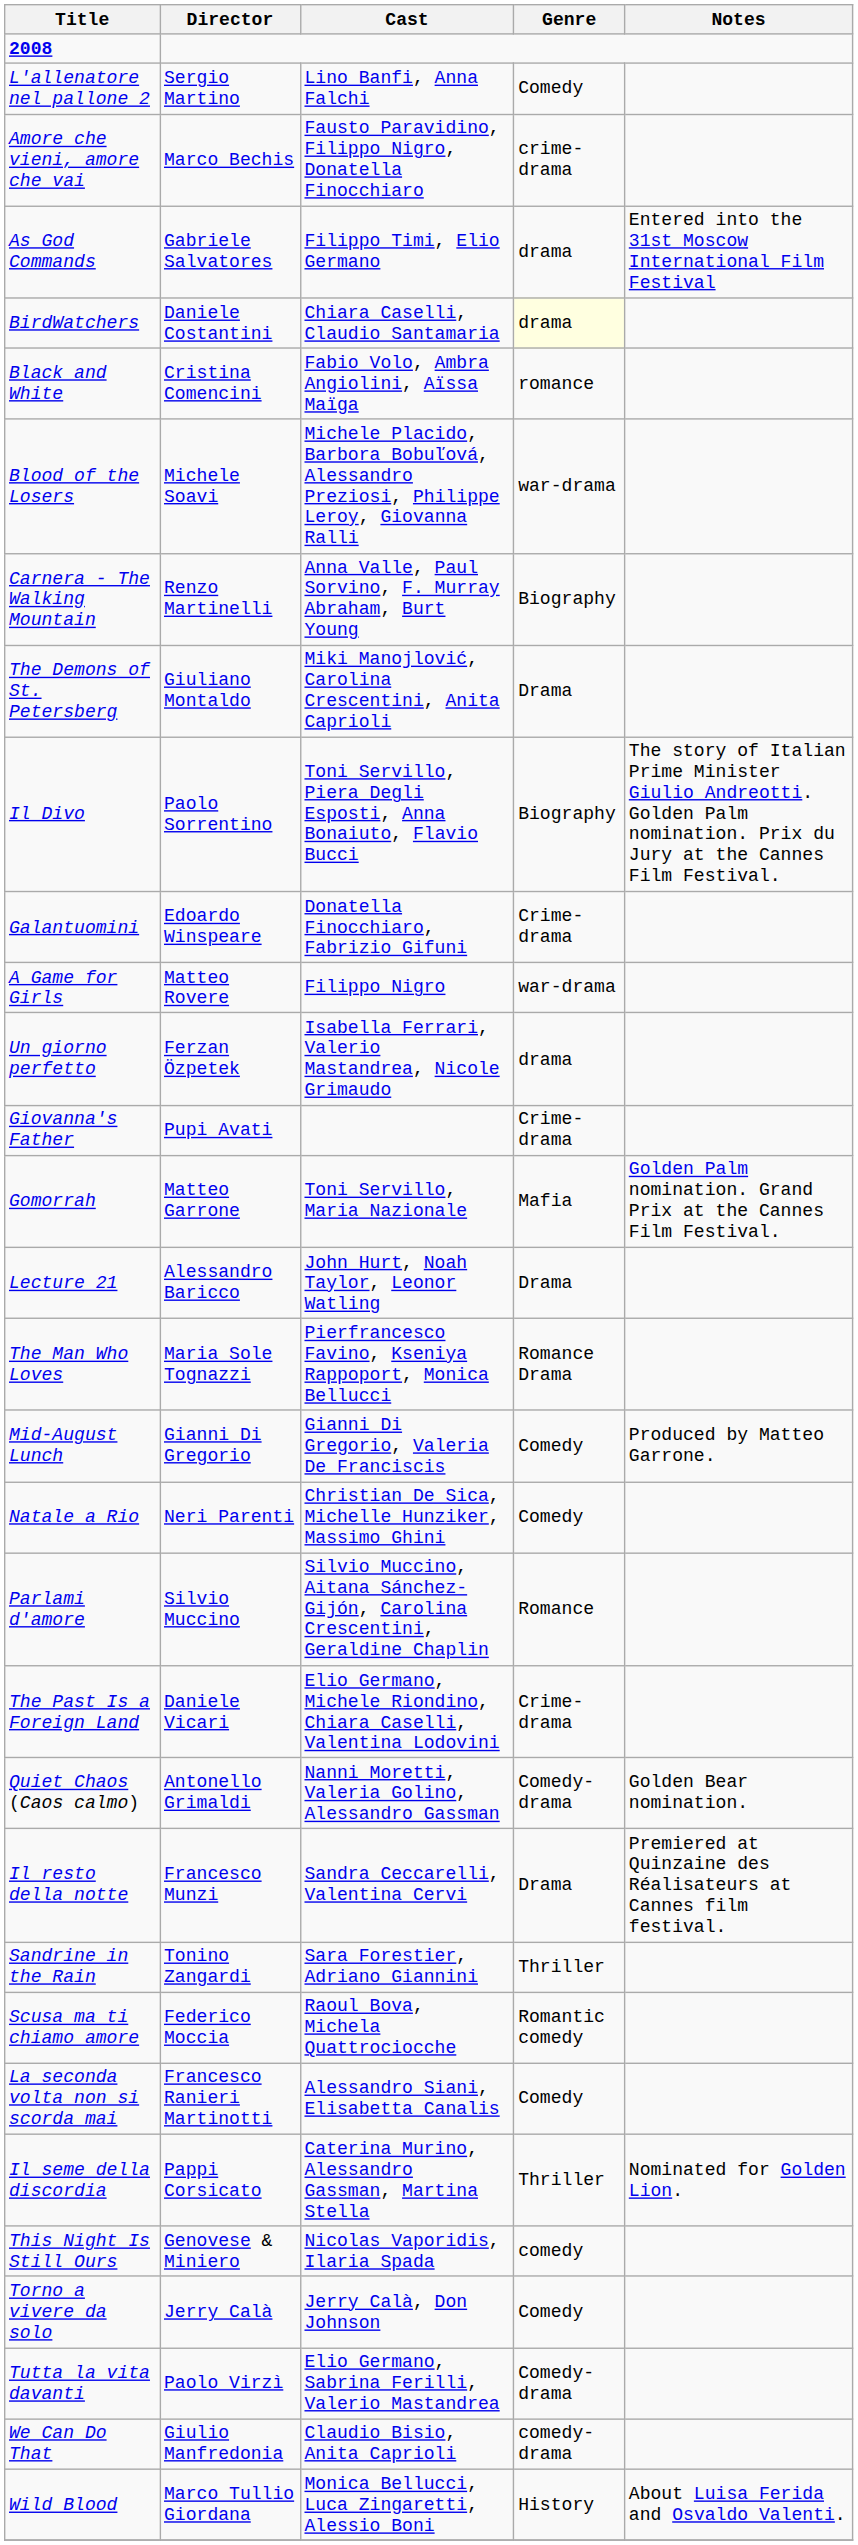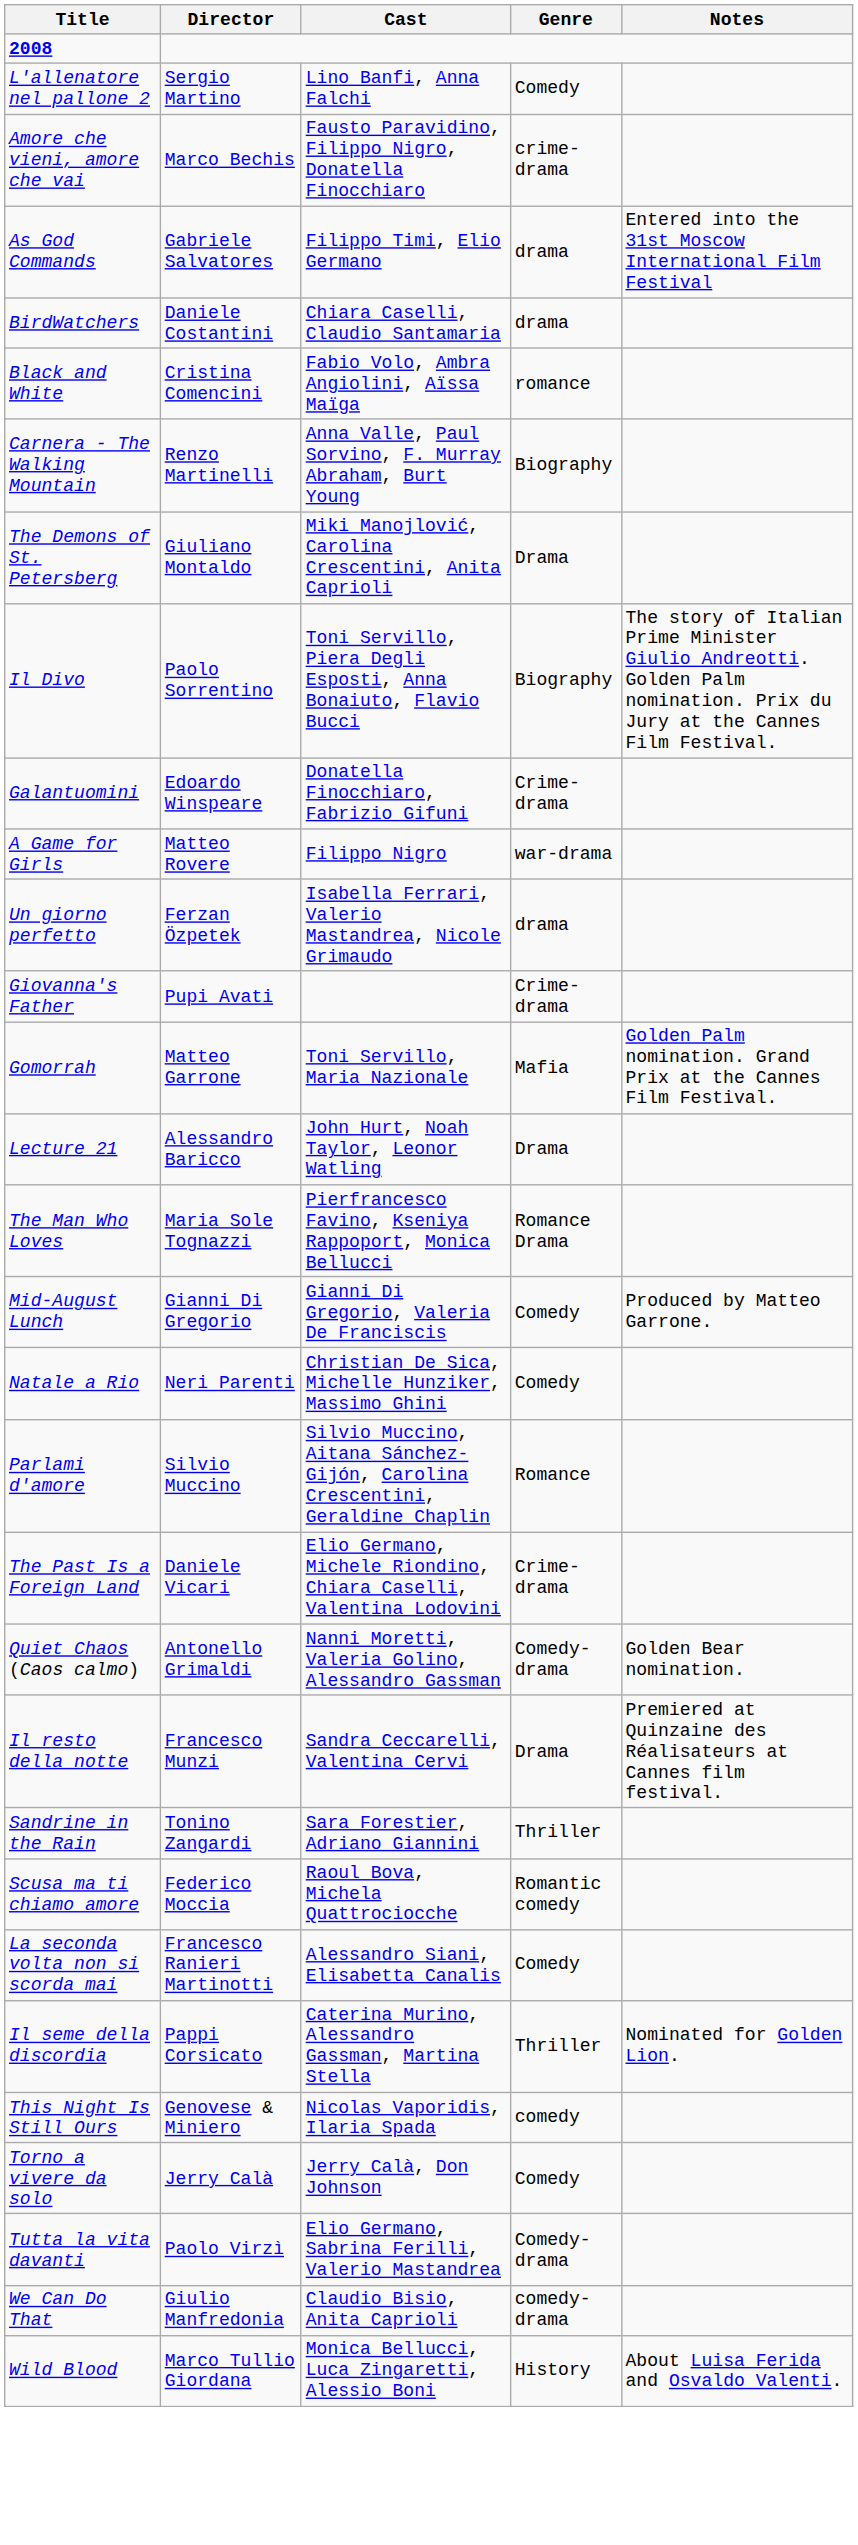(545, 323) lightyellow background -> (542, 323) no background
- row: (74, 486)
